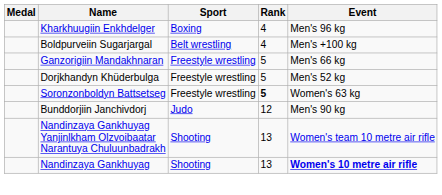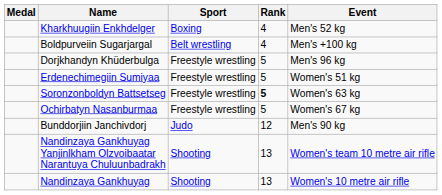(318, 28) Men's 96 kg -> (318, 28) Men's 52 kg
- row: (102, 61)
(318, 77) Men's 52 kg -> (318, 61) Men's 96 kg
+ row: (100, 77)
+ row: (99, 110)
(354, 165) bold -> (350, 181) normal
